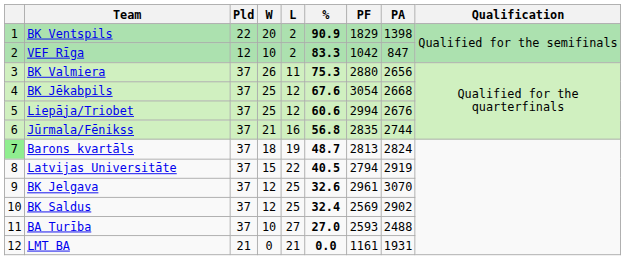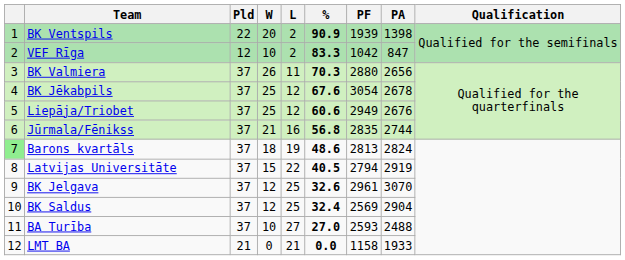(364, 33) 1829 -> (364, 33) 1939
(326, 72) 75.3 -> (326, 72) 70.3
(398, 91) 2668 -> (398, 91) 2678
(364, 110) 2994 -> (364, 110) 2949
(326, 149) 48.7 -> (326, 149) 48.6
(398, 207) 2902 -> (398, 207) 2904
(364, 245) 1161 -> (364, 245) 1158
(398, 245) 1931 -> (398, 245) 1933
